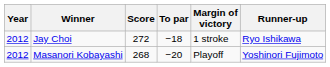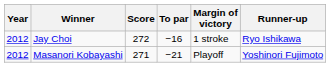(174, 39) −18 -> (174, 39) −16
(141, 55) 268 -> (141, 55) 271
(174, 55) −20 -> (174, 55) −21
